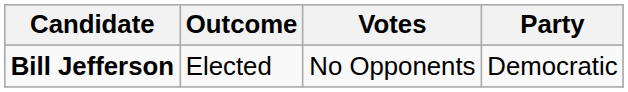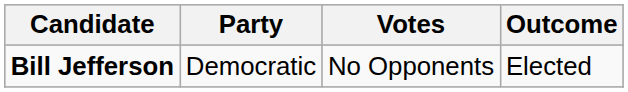columns swapped: (552, 24) <-> (242, 24)
